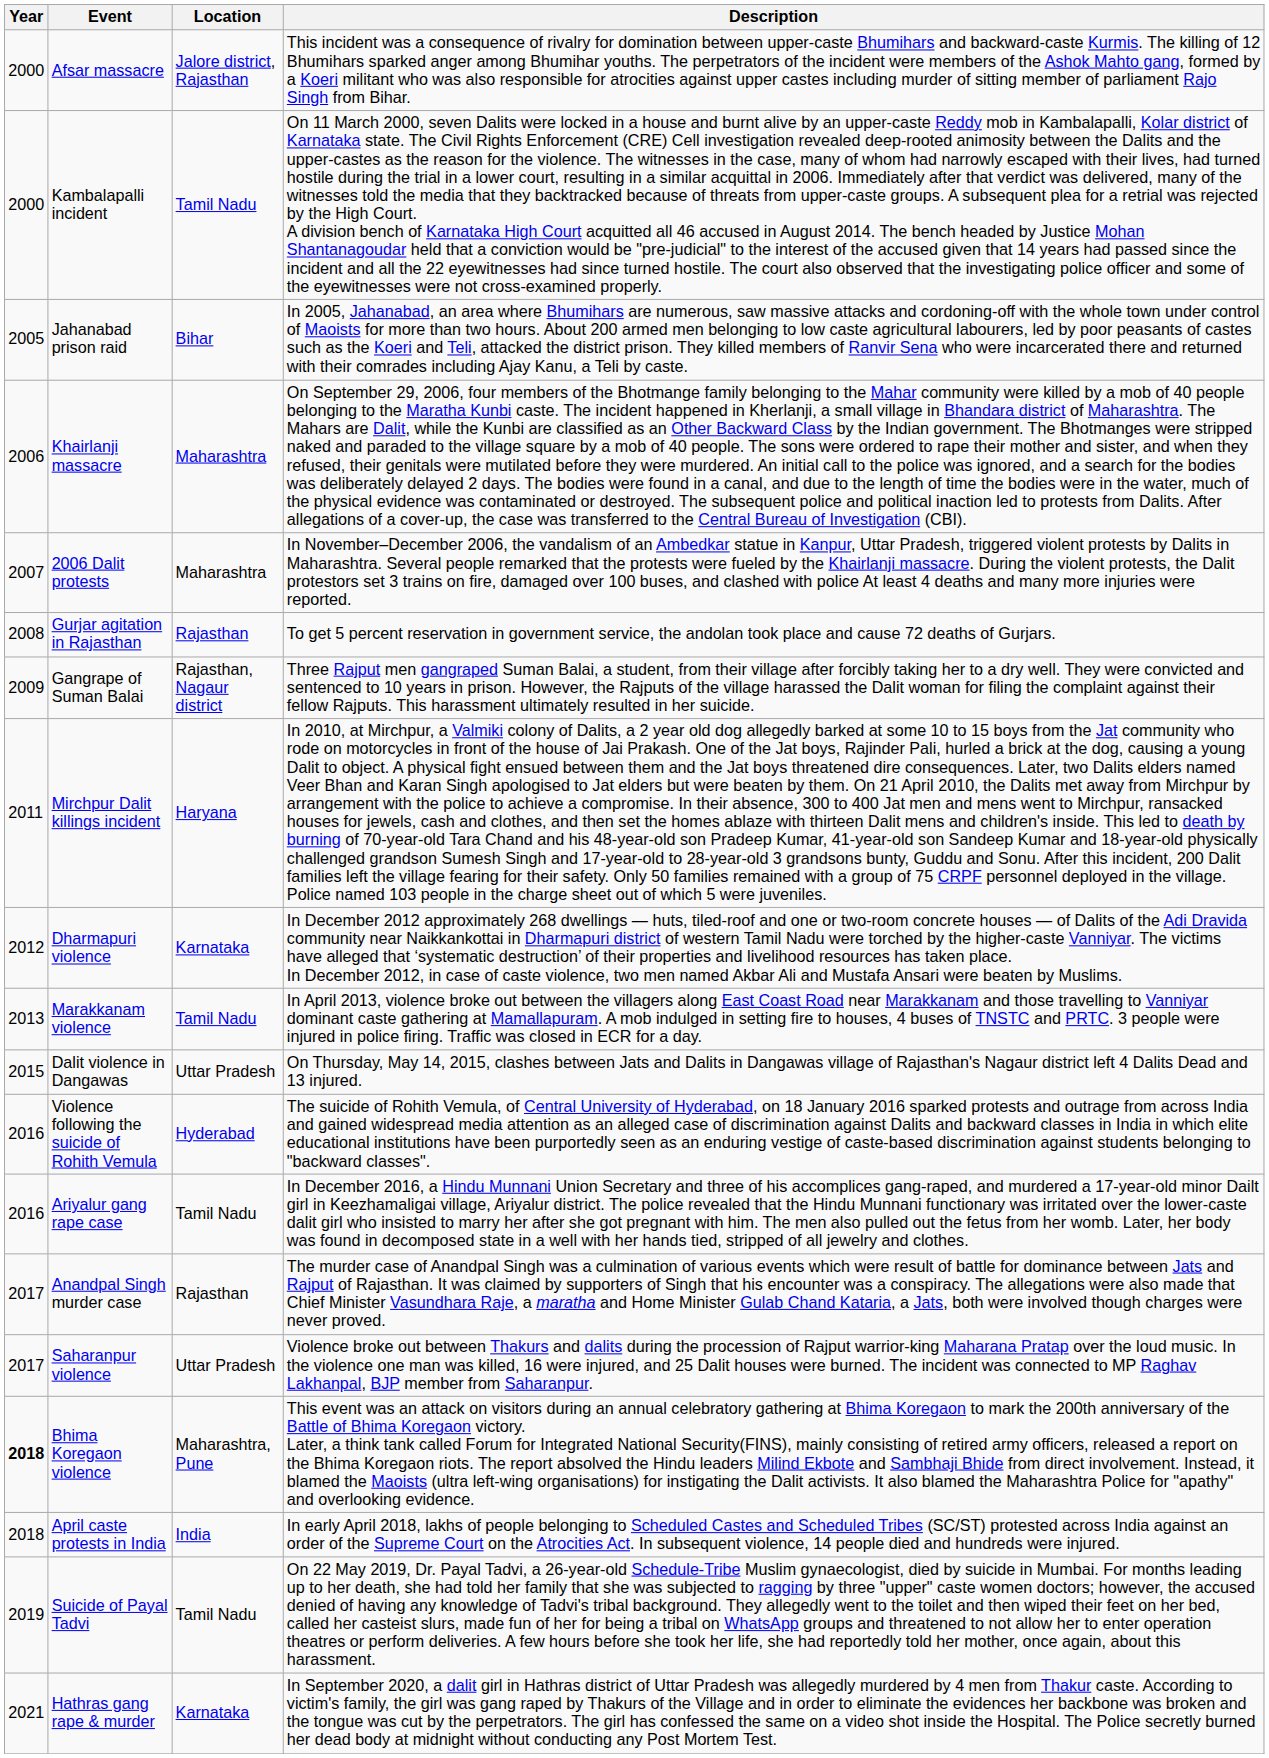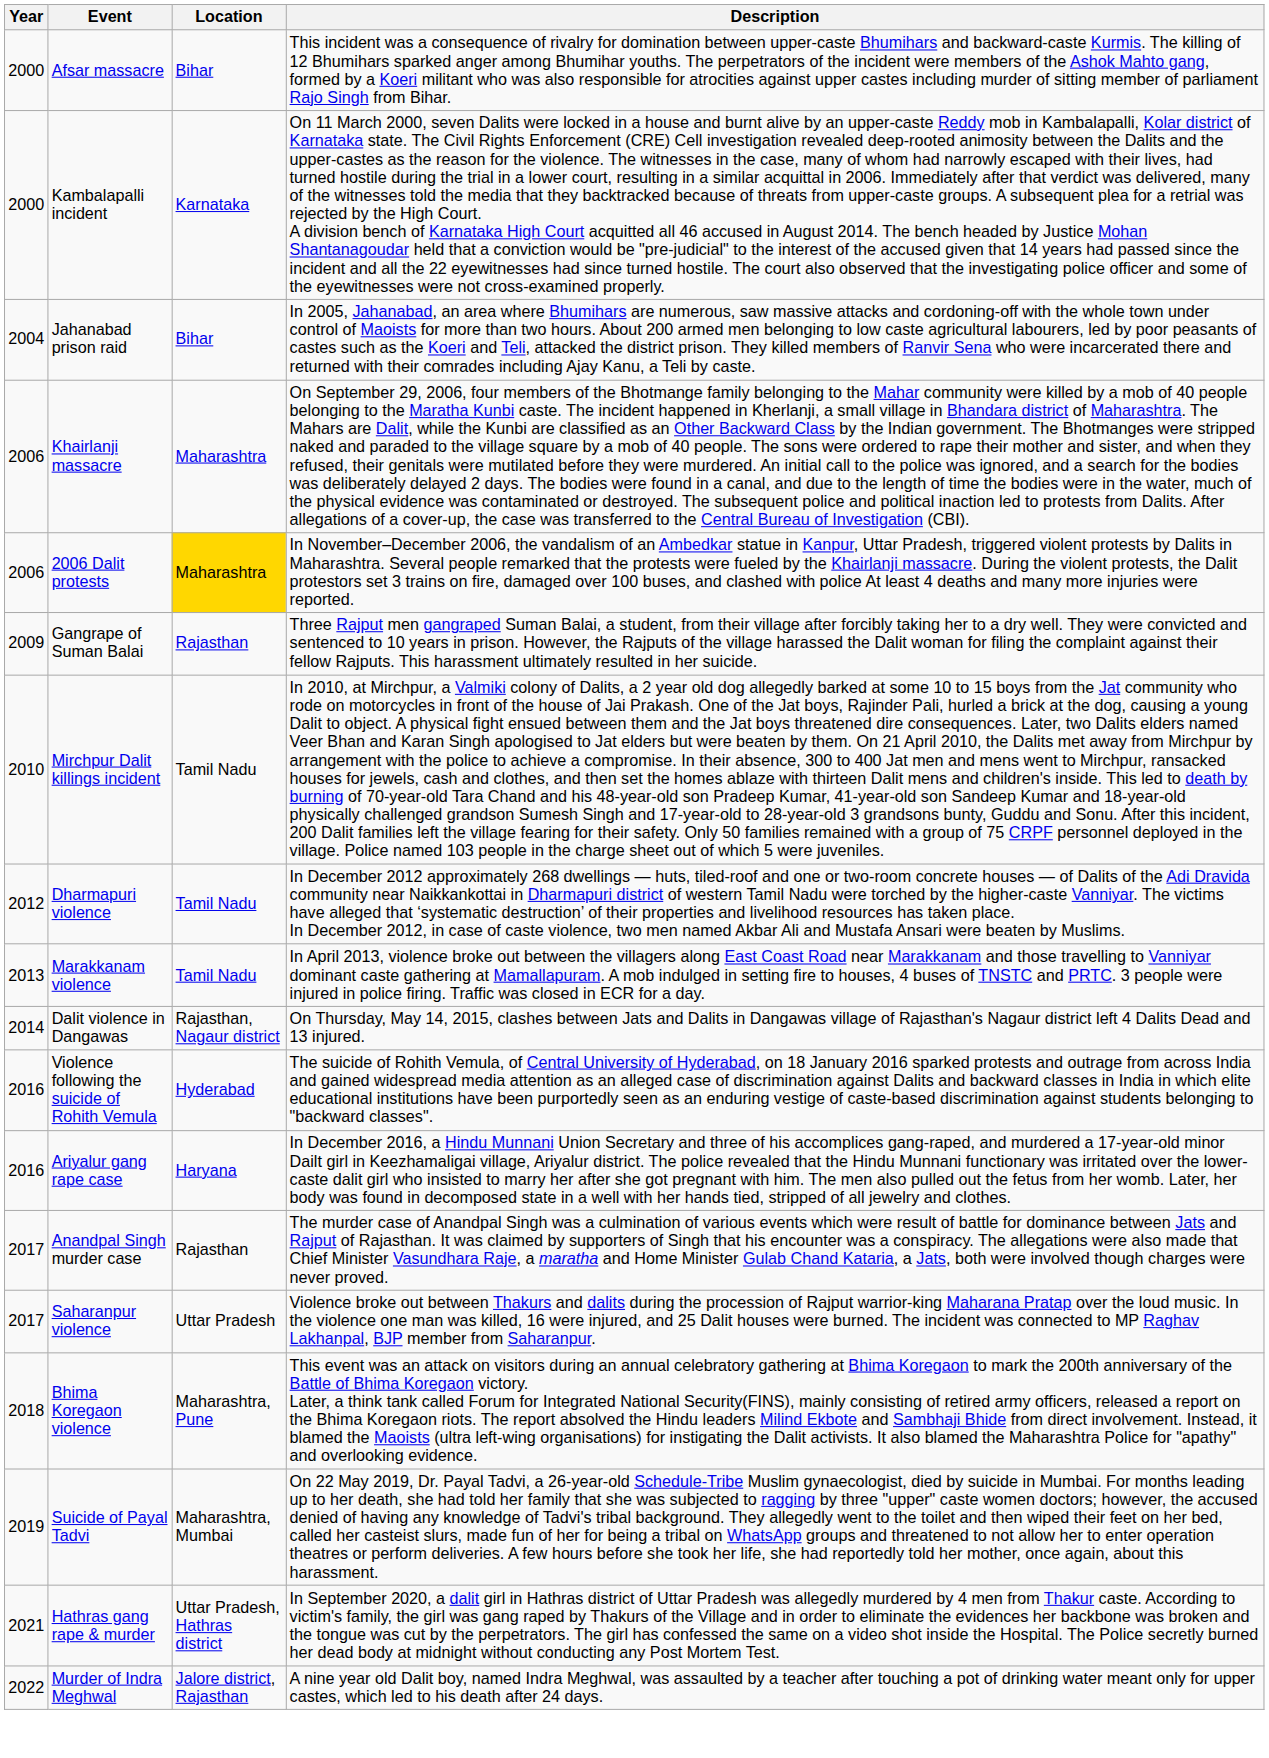(225, 70) Jalore district, Rajasthan -> (194, 70) Bihar
(216, 204) Tamil Nadu -> (212, 204) Karnataka
(26, 339) 2005 -> (26, 339) 2004
(26, 572) 2007 -> (26, 572) 2006
(221, 572) no background -> (221, 572) gold background
- row: (107, 634)
(214, 687) Rajasthan, Nagaur district -> (212, 643) Rajasthan
(26, 813) 2011 -> (26, 769) 2010
(206, 813) Haryana -> (216, 769) Tamil Nadu
(212, 947) Karnataka -> (216, 904) Tamil Nadu
(26, 1071) 2015 -> (26, 1028) 2014
(225, 1071) Uttar Pradesh -> (228, 1028) Rajasthan, Nagaur district
(216, 1214) Tamil Nadu -> (206, 1170) Haryana
(26, 1454) bold -> (26, 1410) normal
- row: (109, 1534)
(216, 1614) Tamil Nadu -> (223, 1527) Maharashtra, Mumbai
(212, 1713) Karnataka -> (228, 1625) Uttar Pradesh, Hathras district
+ row: (107, 1687)
